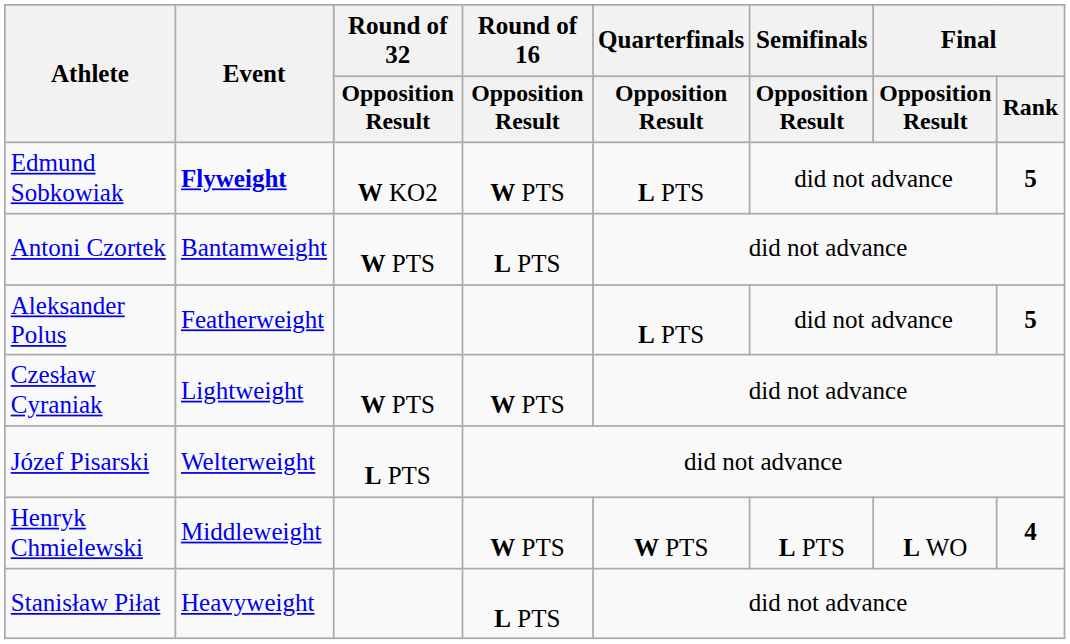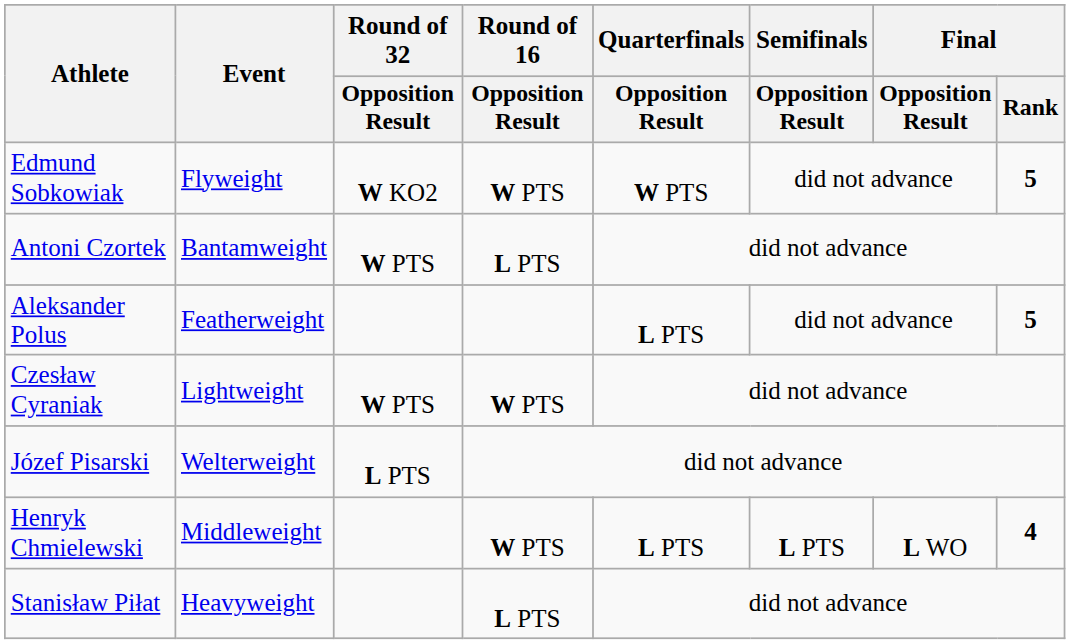(234, 178) bold -> (232, 178) normal
(671, 192) L PTS -> (671, 192) W PTS
(671, 547) W PTS -> (671, 547) L PTS
